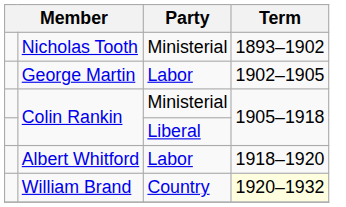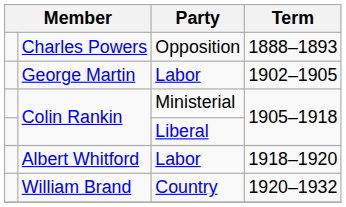+ row: (84, 46)
- row: (80, 46)
(280, 187) lightyellow background -> (293, 187) no background
